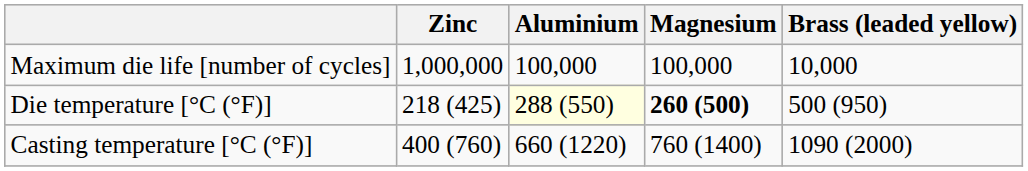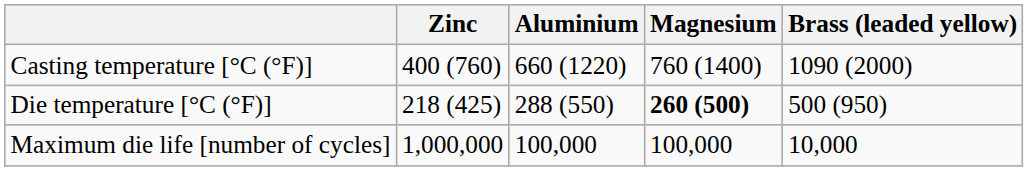rows swapped: (201, 64) <-> (161, 144)
(564, 104) lightyellow background -> (564, 104) no background
